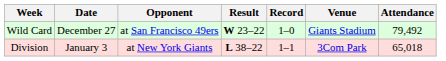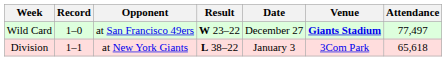columns swapped: (86, 13) <-> (286, 13)
(342, 30) normal -> (345, 30) bold
(407, 30) 79,492 -> (413, 30) 77,497
(407, 47) 65,018 -> (413, 47) 65,618
